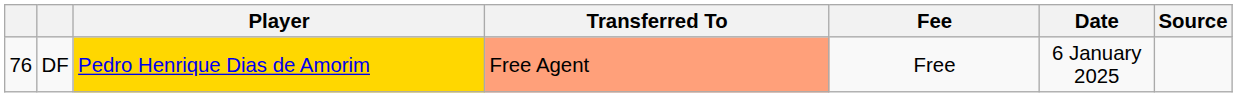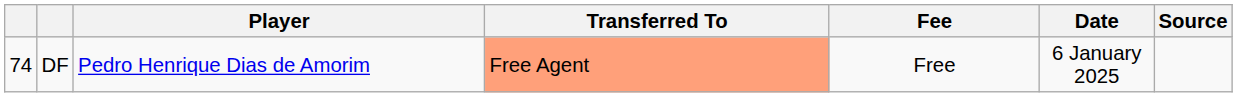(21, 65) 76 -> (21, 65) 74
(224, 65) gold background -> (224, 65) no background
